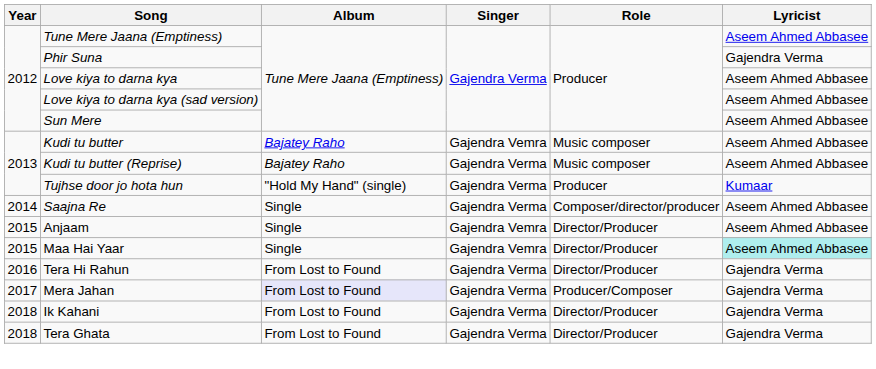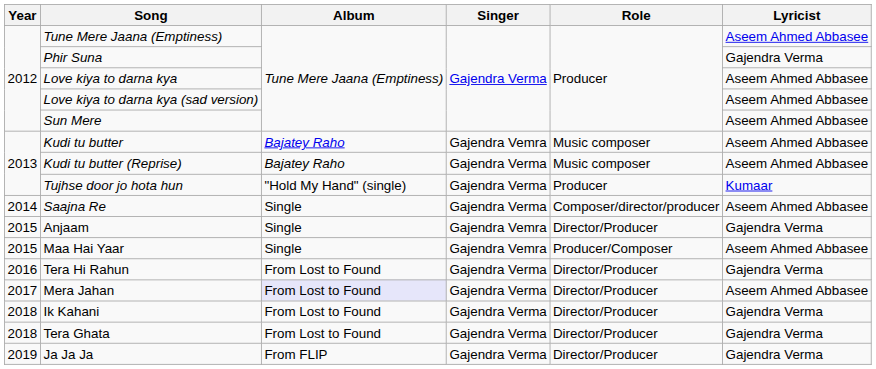(797, 227) Aseem Ahmed Abbasee -> (774, 227) Gajendra Verma
(605, 248) Director/Producer -> (613, 248) Producer/Composer
(797, 248) paleturquoise background -> (797, 248) no background
(613, 290) Producer/Composer -> (605, 290) Director/Producer
(774, 290) Gajendra Verma -> (797, 290) Aseem Ahmed Abbasee
+ row: (68, 354)
